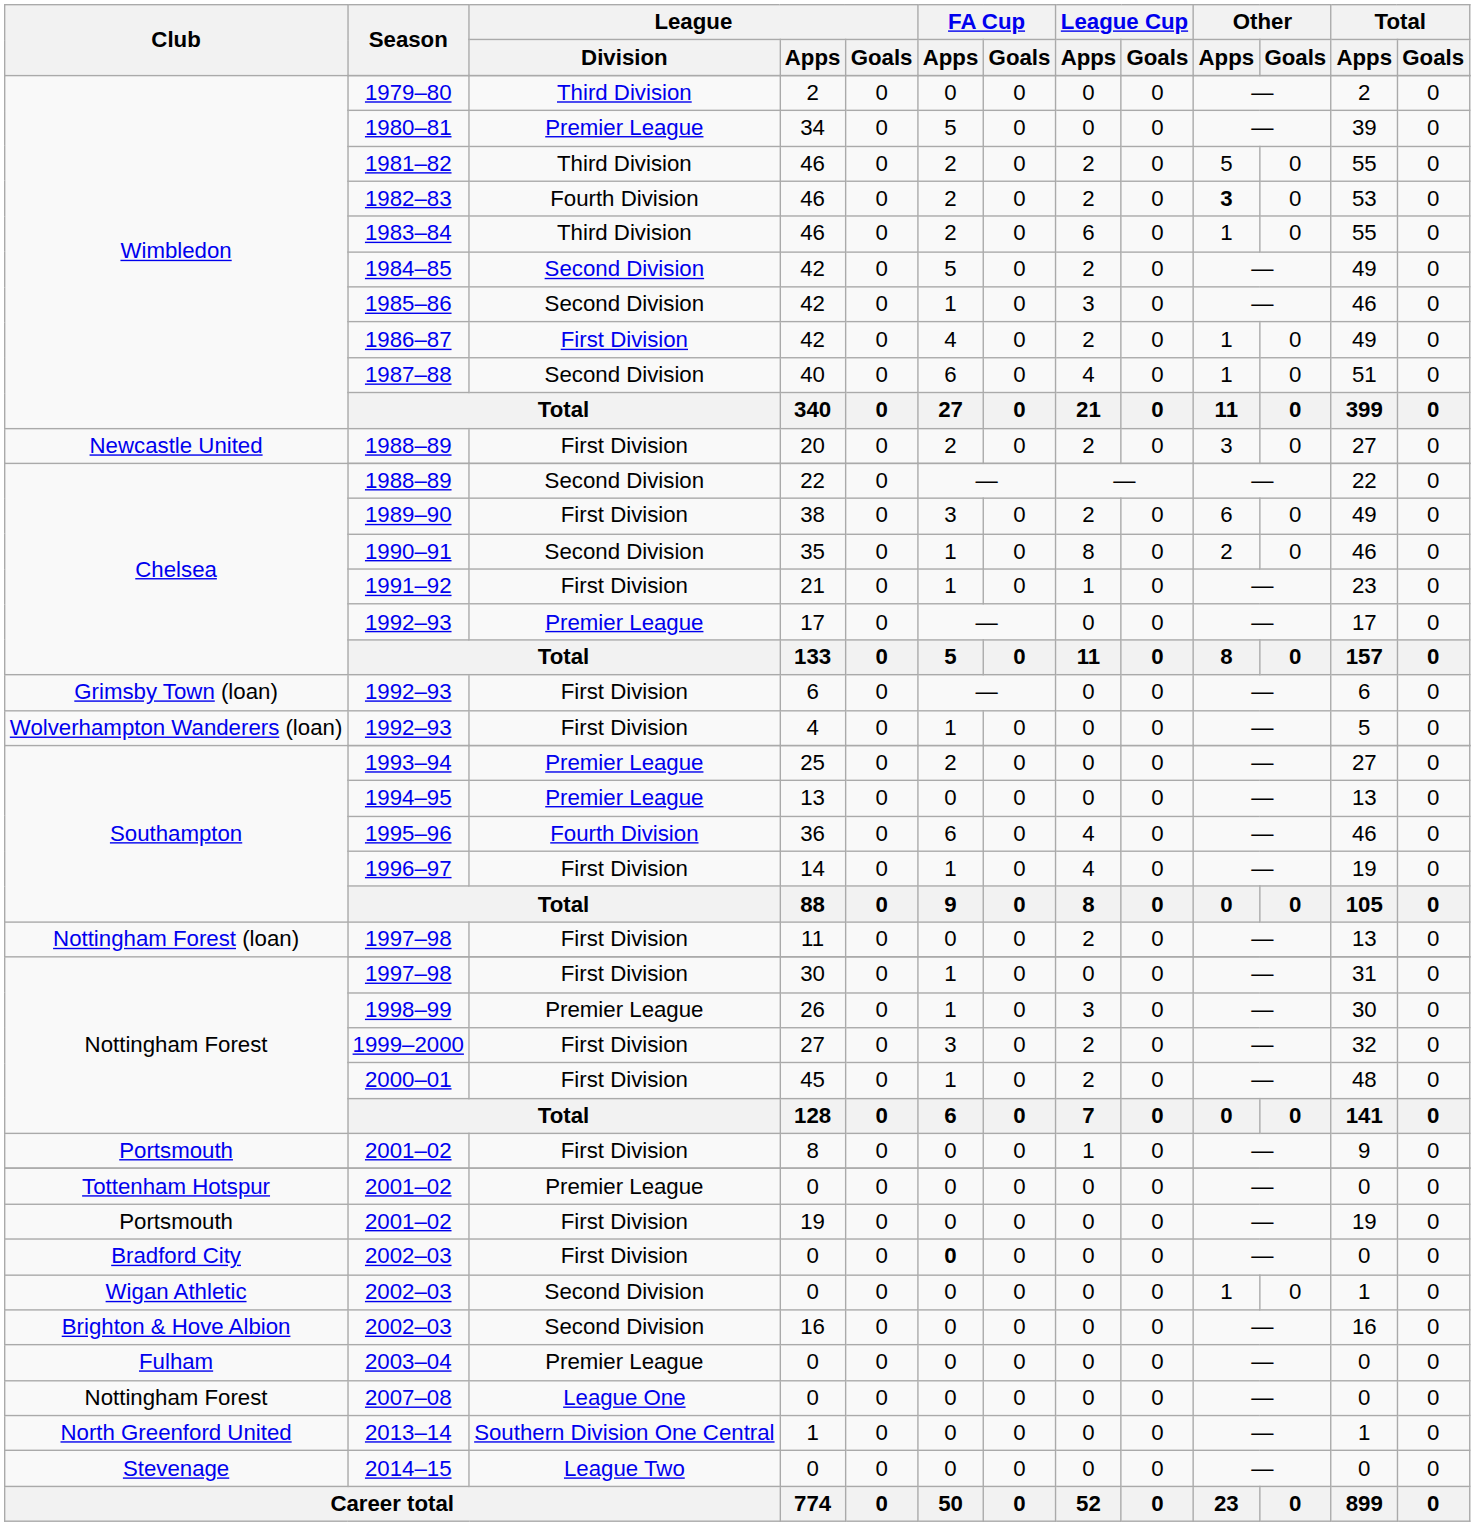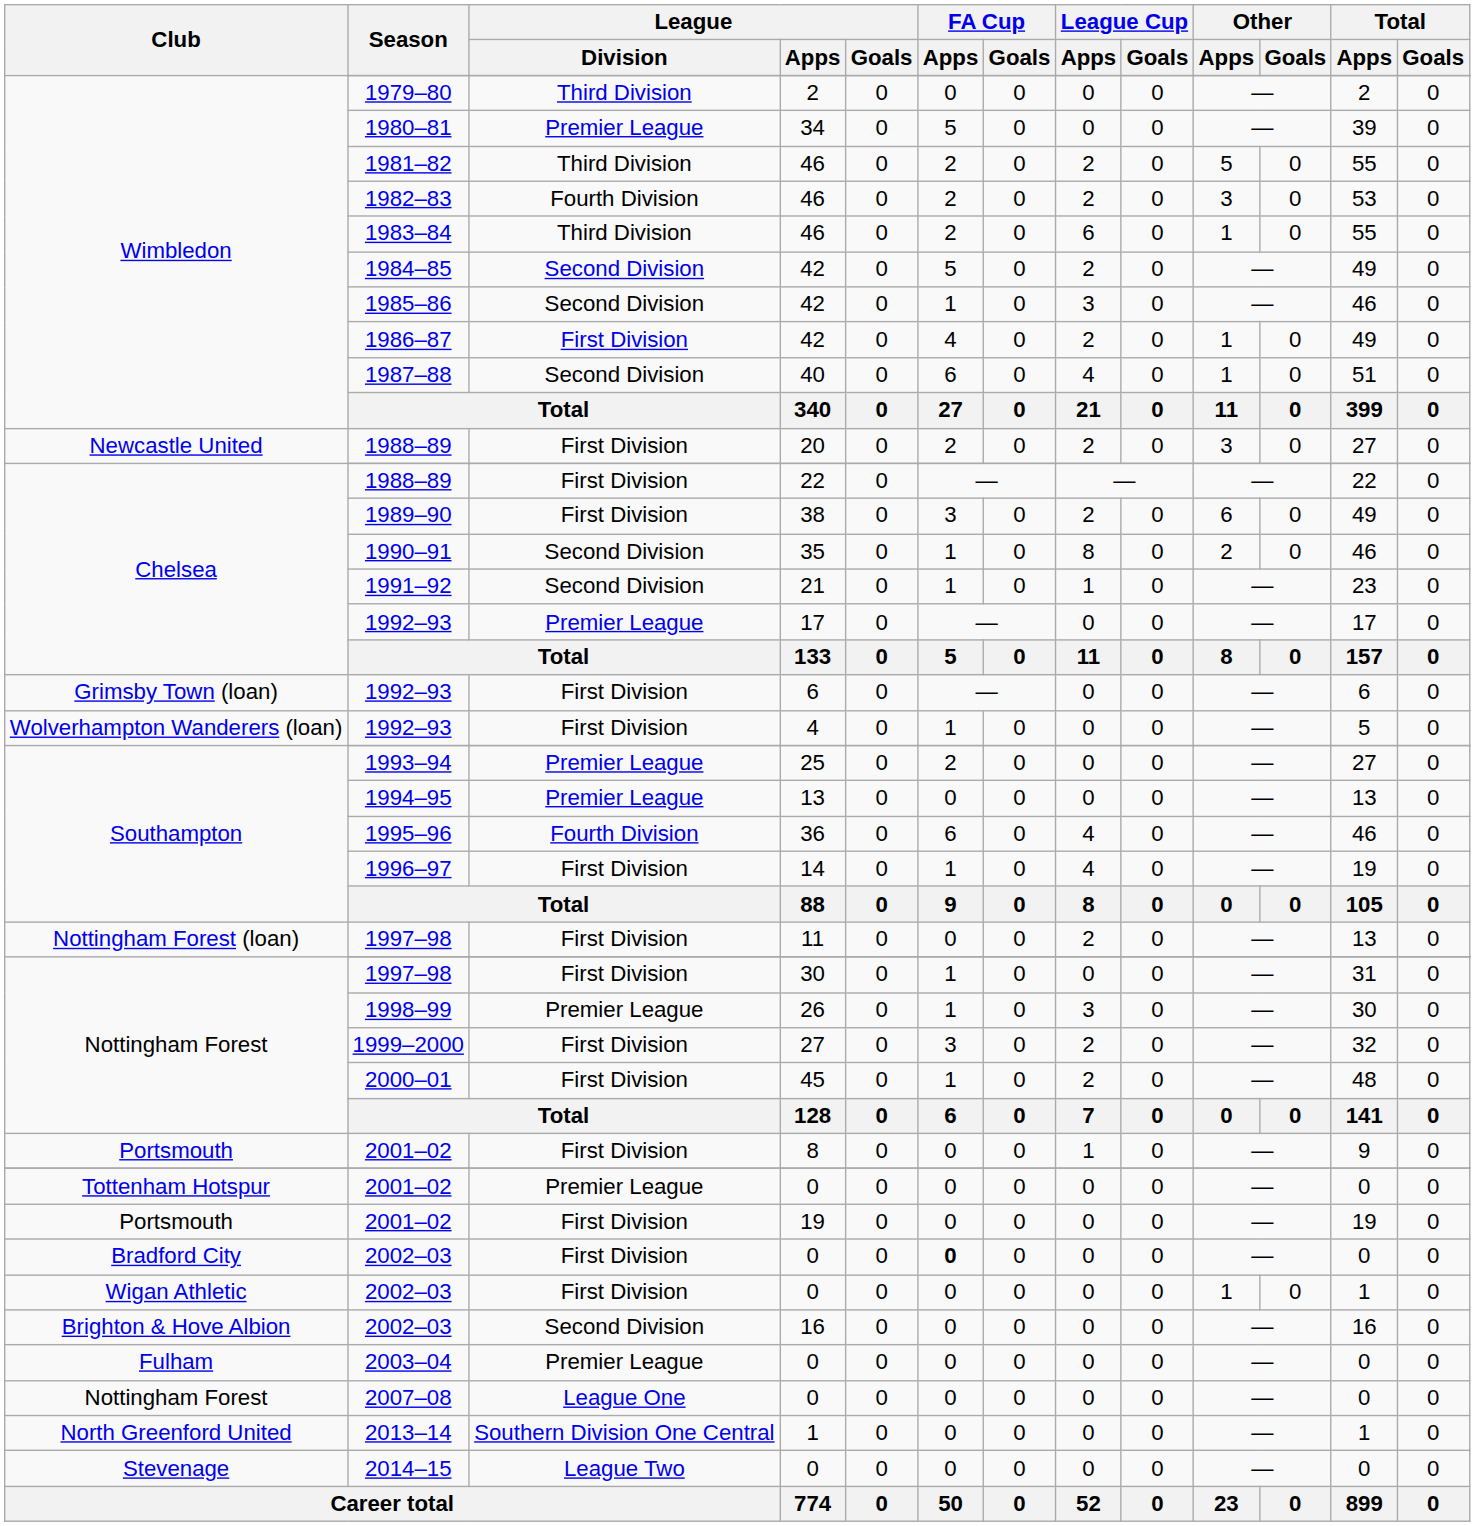(1226, 198) bold -> (1226, 198) normal
(624, 480) Second Division -> (624, 480) First Division
(624, 586) First Division -> (624, 586) Second Division
(624, 1291) Second Division -> (624, 1291) First Division
